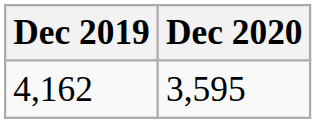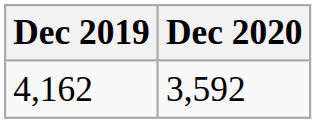(206, 88) 3,595 -> (206, 88) 3,592
